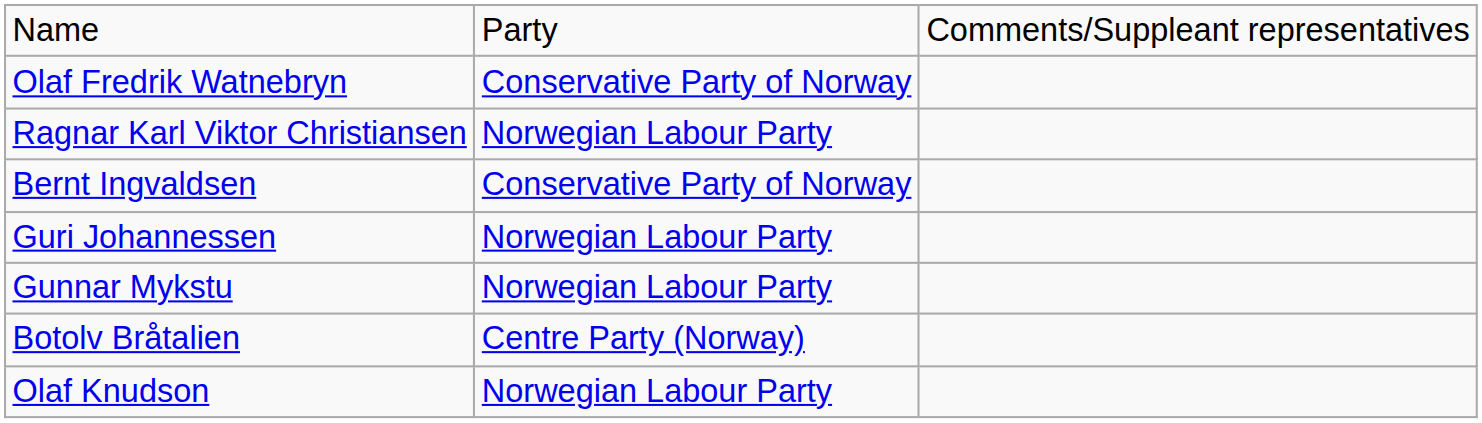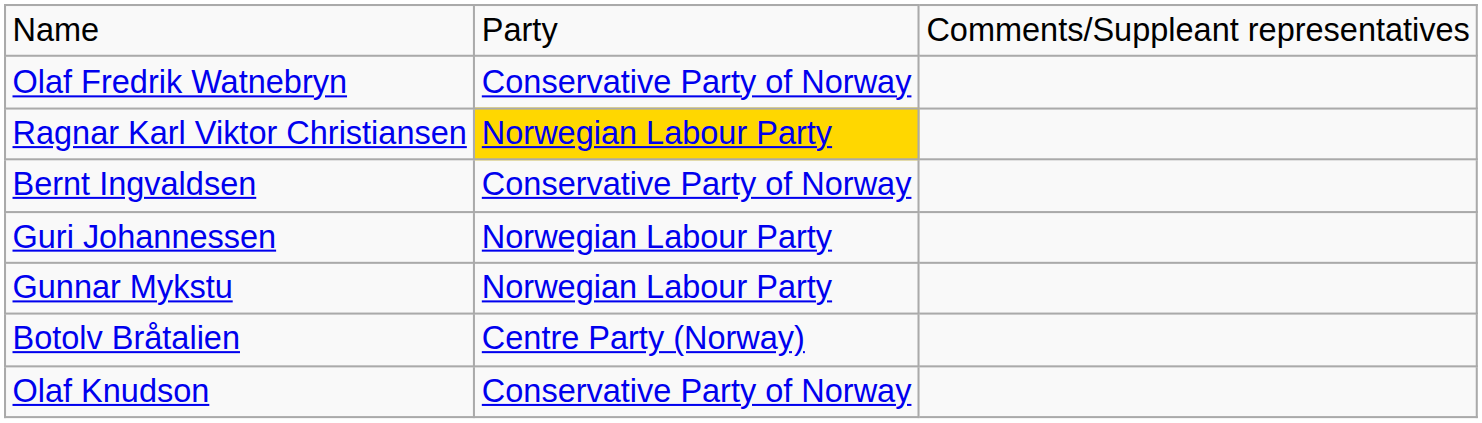(657, 133) no background -> (657, 133) gold background
(657, 390) Norwegian Labour Party -> (697, 390) Conservative Party of Norway
